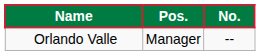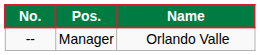columns swapped: (229, 16) <-> (74, 16)
